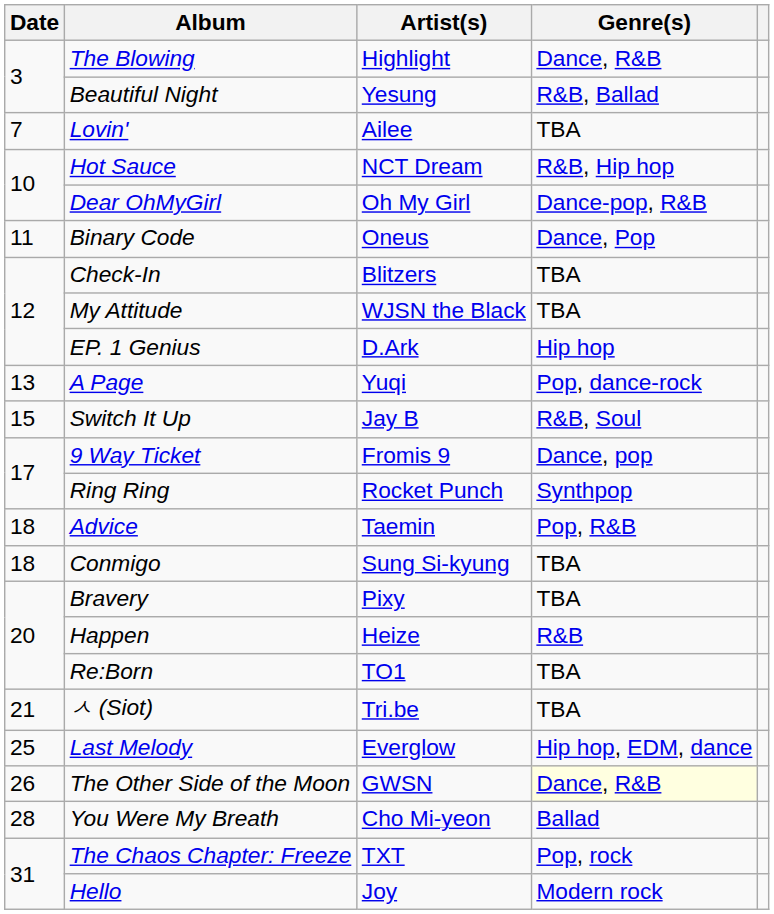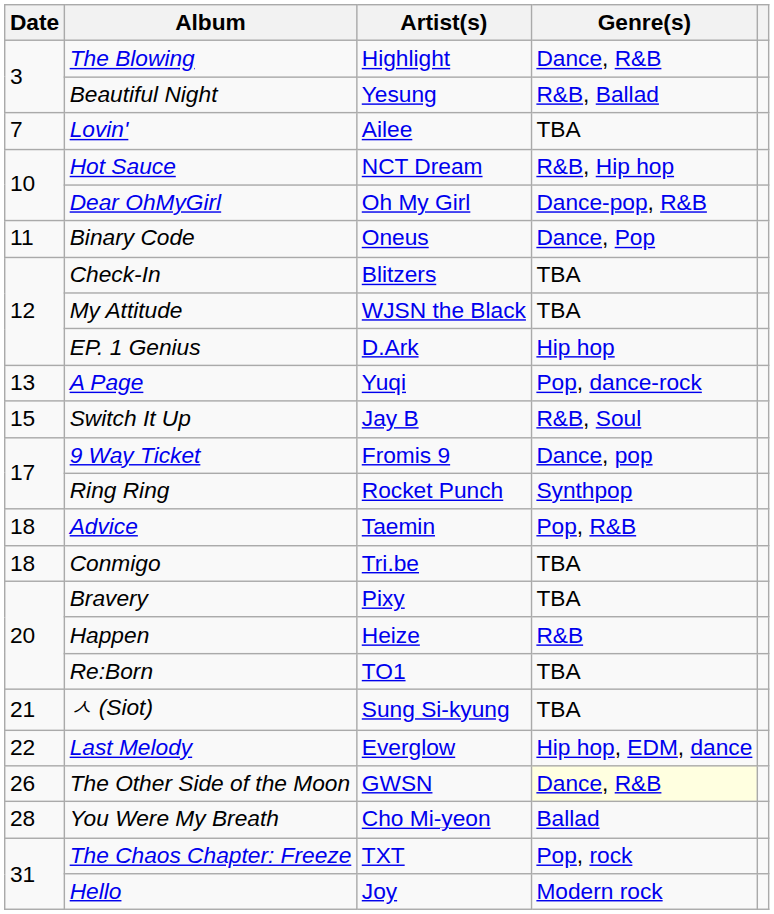(436, 563) Sung Si-kyung -> (390, 563) Tri.be
(390, 709) Tri.be -> (436, 709) Sung Si-kyung
(23, 747) 25 -> (23, 747) 22
